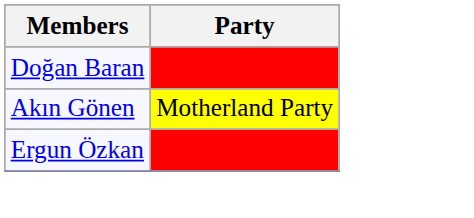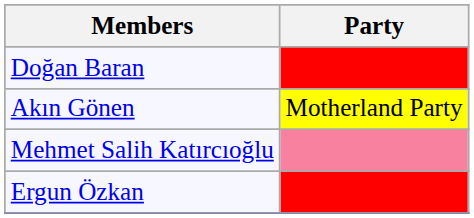+ row: (142, 150)
